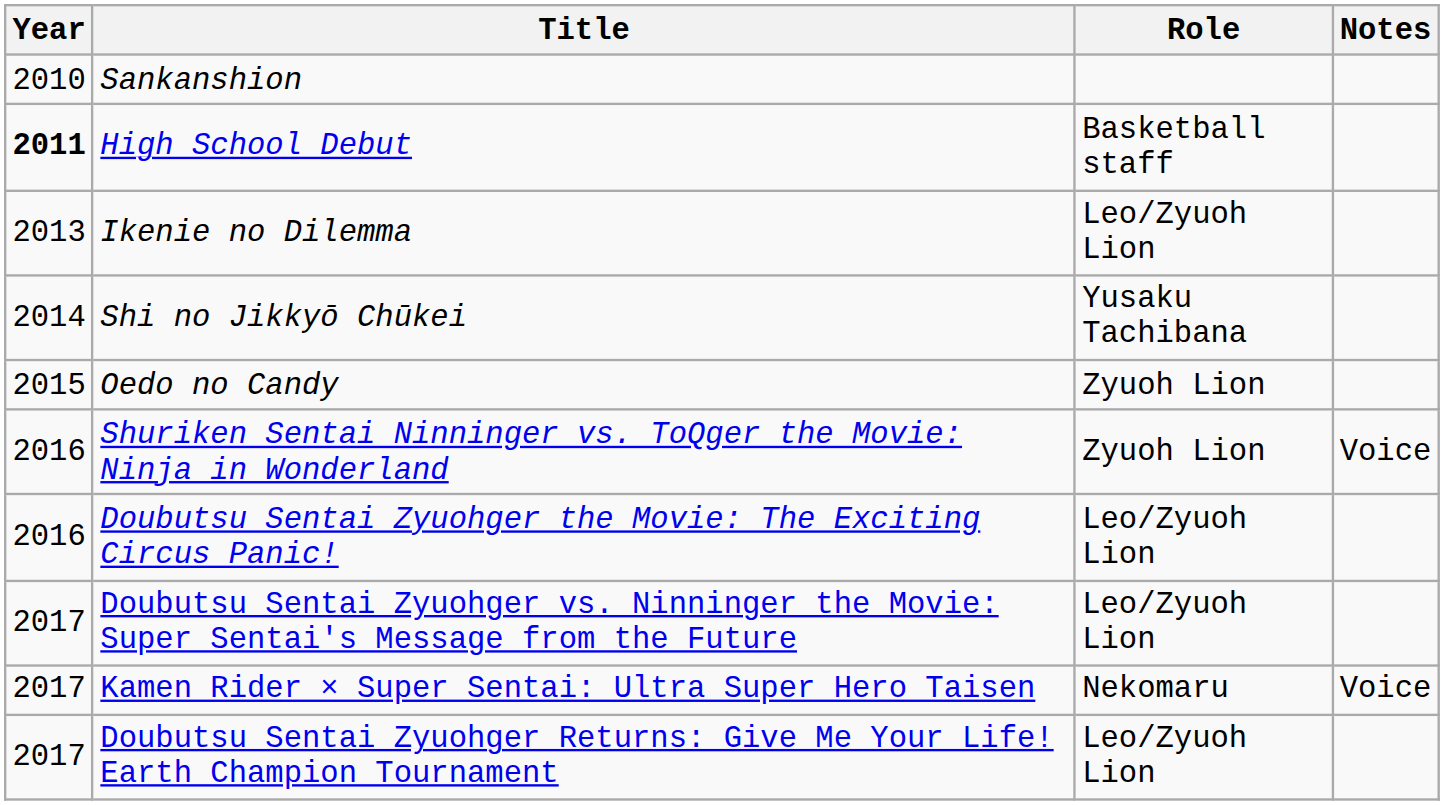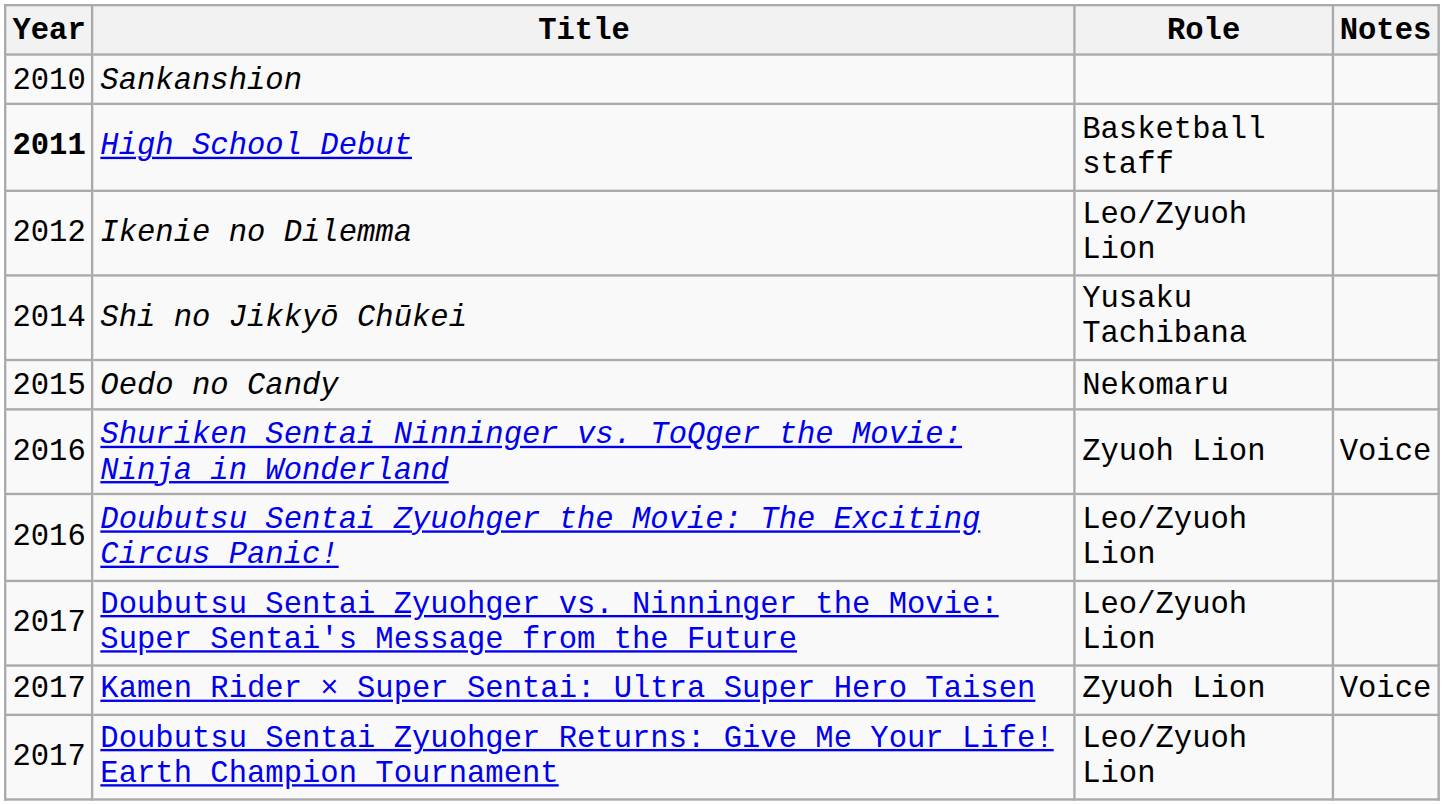(49, 232) 2013 -> (49, 232) 2012
(1174, 385) Zyuoh Lion -> (1156, 385) Nekomaru
(1156, 690) Nekomaru -> (1174, 690) Zyuoh Lion
